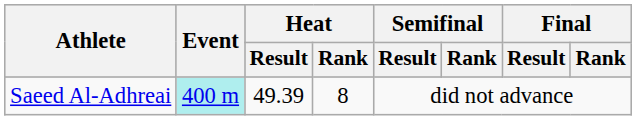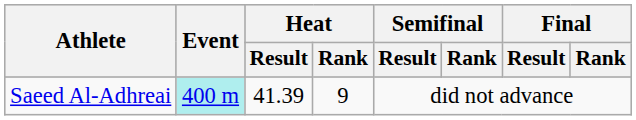(279, 96) 49.39 -> (279, 96) 41.39
(343, 96) 8 -> (343, 96) 9
